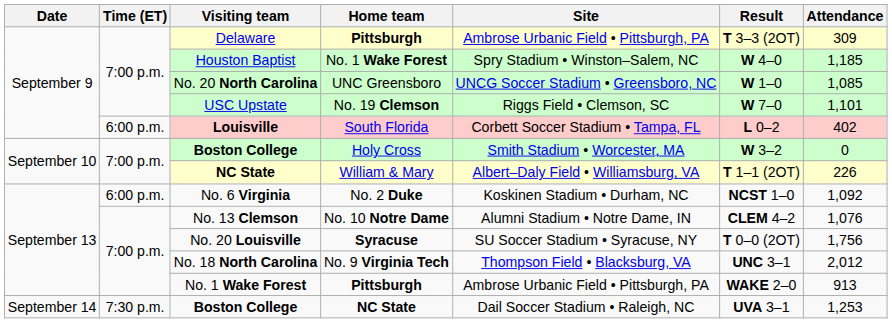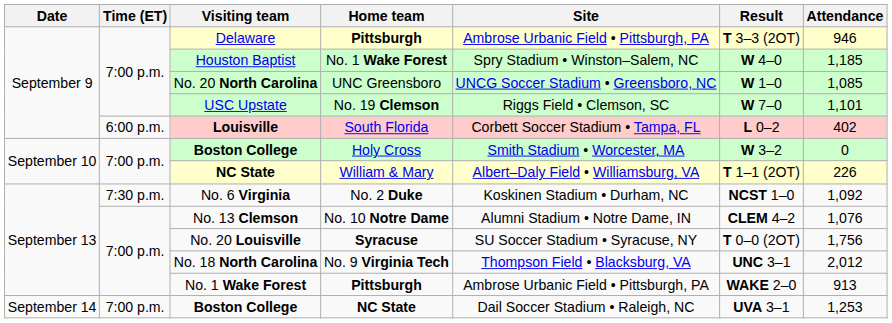(845, 38) 309 -> (845, 38) 946
(135, 195) 6:00 p.m. -> (135, 195) 7:30 p.m.
(135, 307) 7:30 p.m. -> (135, 307) 7:00 p.m.
